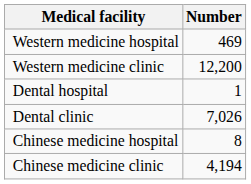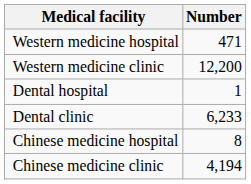(230, 41) 469 -> (230, 41) 471
(224, 116) 7,026 -> (224, 116) 6,233
